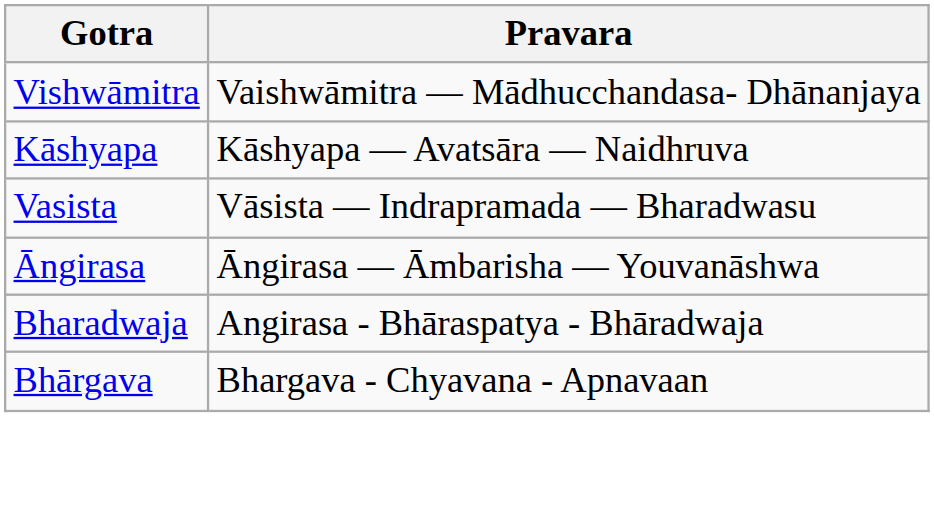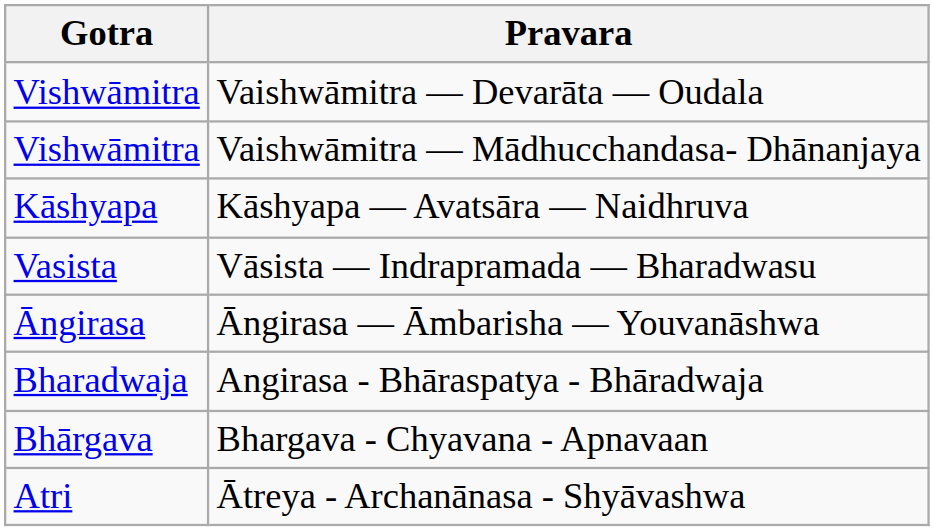+ row: (490, 91)
+ row: (481, 496)
